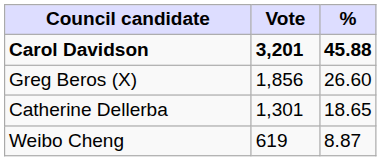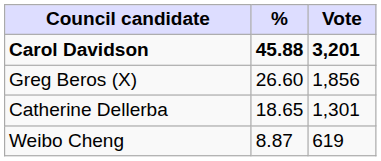columns swapped: (286, 19) <-> (348, 19)
